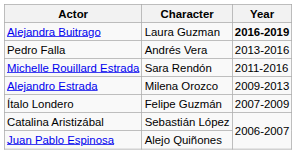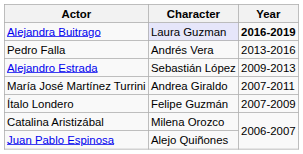(182, 32) no background -> (189, 32) lavender background
- row: (73, 68)
(181, 86) Milena Orozco -> (193, 68) Sebastián López
+ row: (76, 86)
(187, 122) Sebastián López -> (188, 122) Milena Orozco
